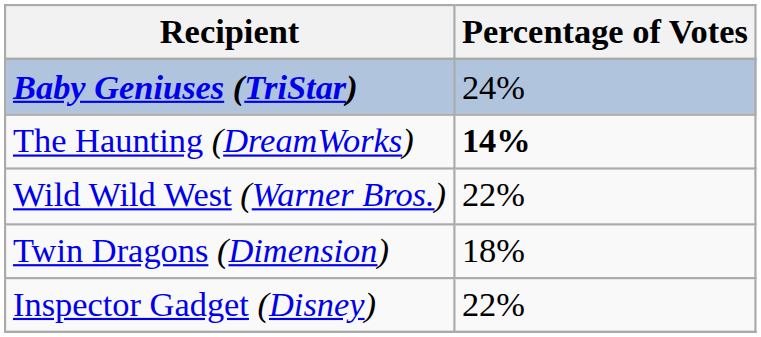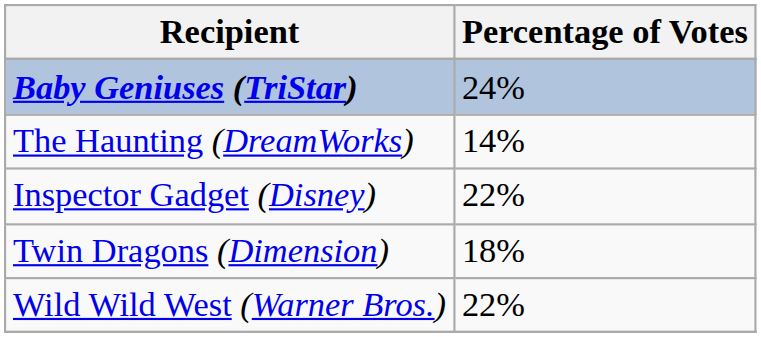(496, 140) bold -> (493, 140) normal
rows swapped: (194, 304) <-> (230, 195)
